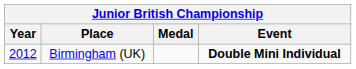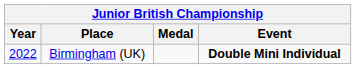(23, 53) 2012 -> (23, 53) 2022
